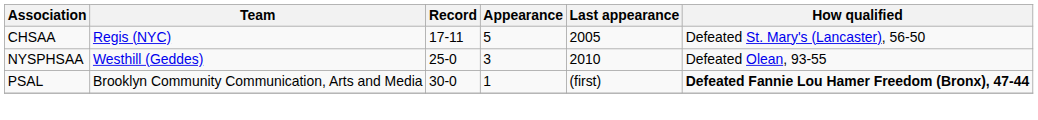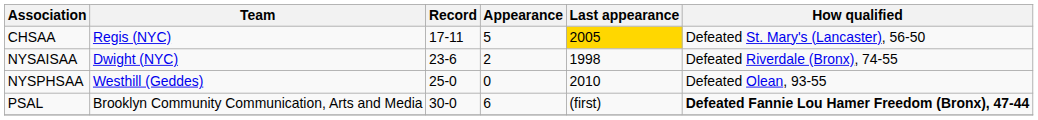(585, 37) no background -> (585, 37) gold background
+ row: (42, 59)
(487, 59) 3 -> (487, 81) 0
(487, 81) 1 -> (487, 103) 6
